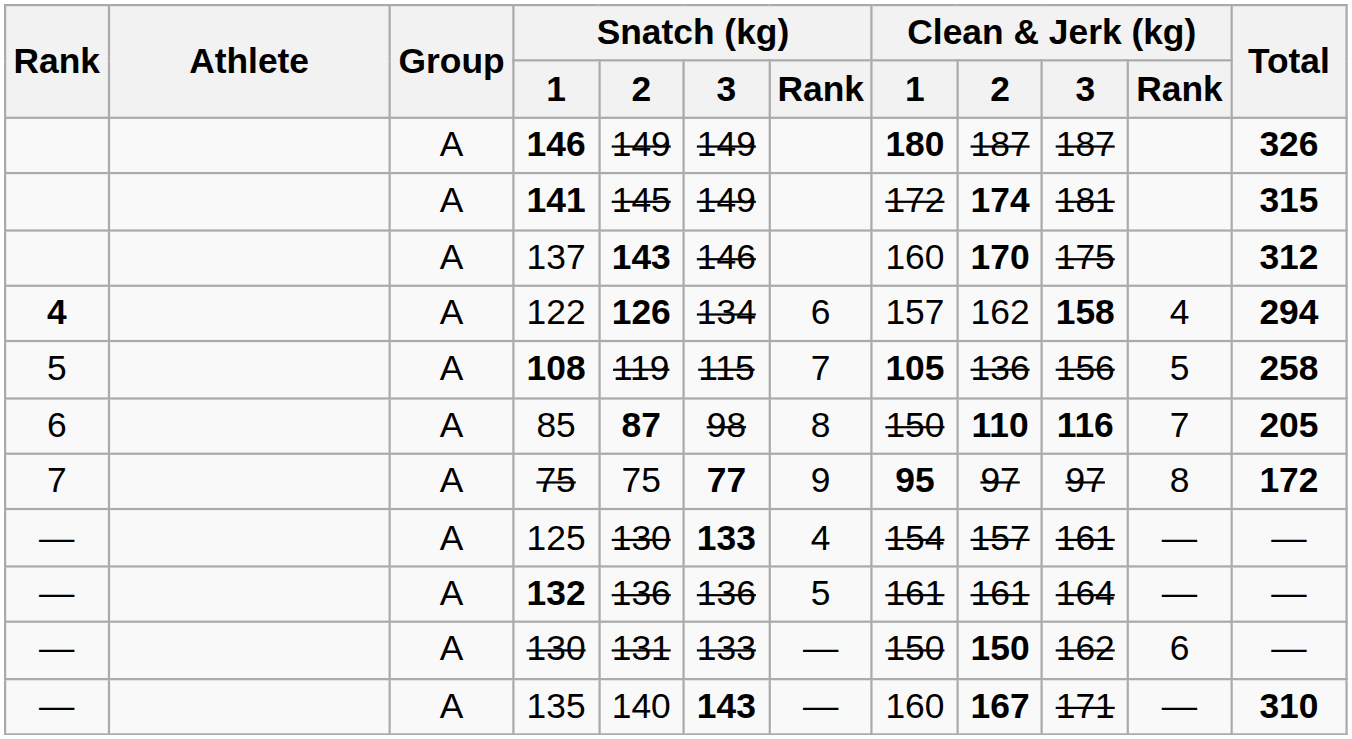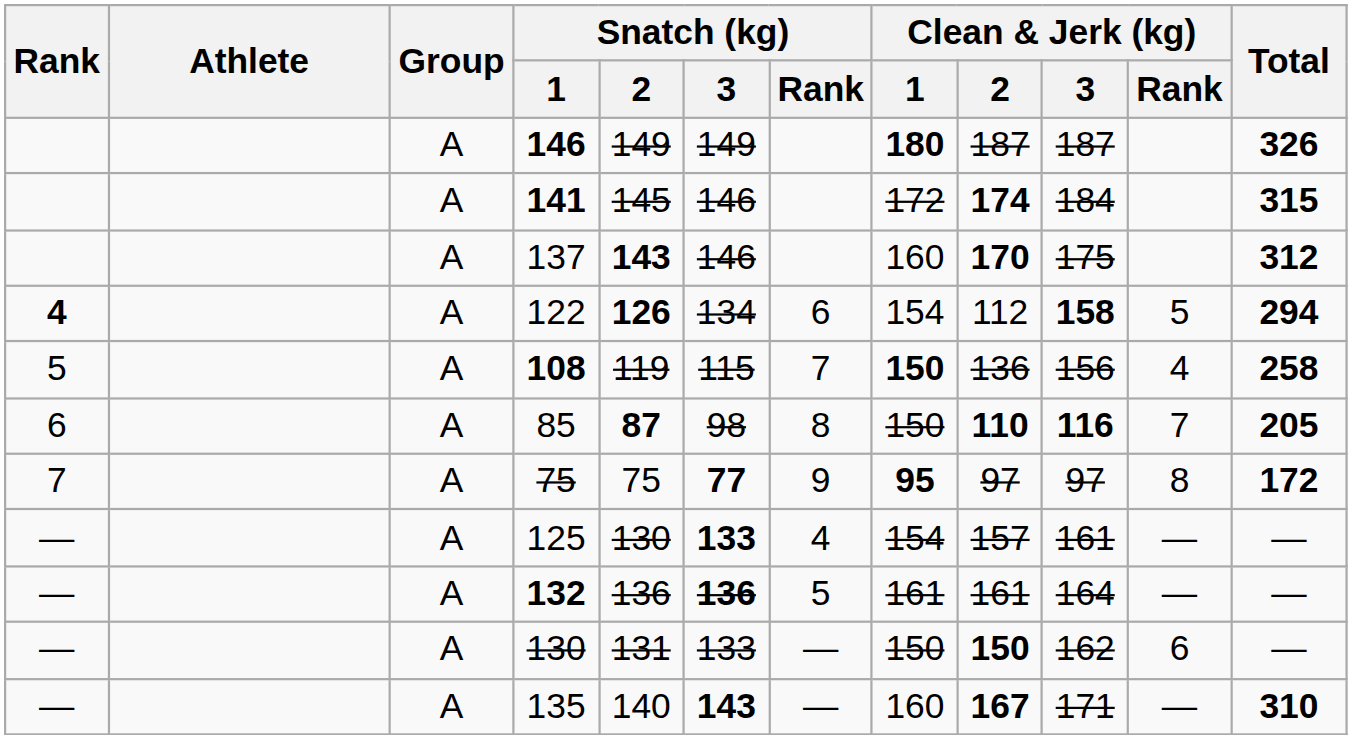(726, 200) 149 -> (726, 200) 146
(1085, 200) 181 -> (1085, 200) 184
(915, 312) 157 -> (915, 312) 154
(1000, 312) 162 -> (1000, 312) 112
(1180, 312) 4 -> (1180, 312) 5
(915, 369) 105 -> (915, 369) 150
(1180, 369) 5 -> (1180, 369) 4
(726, 593) normal -> (726, 593) bold
